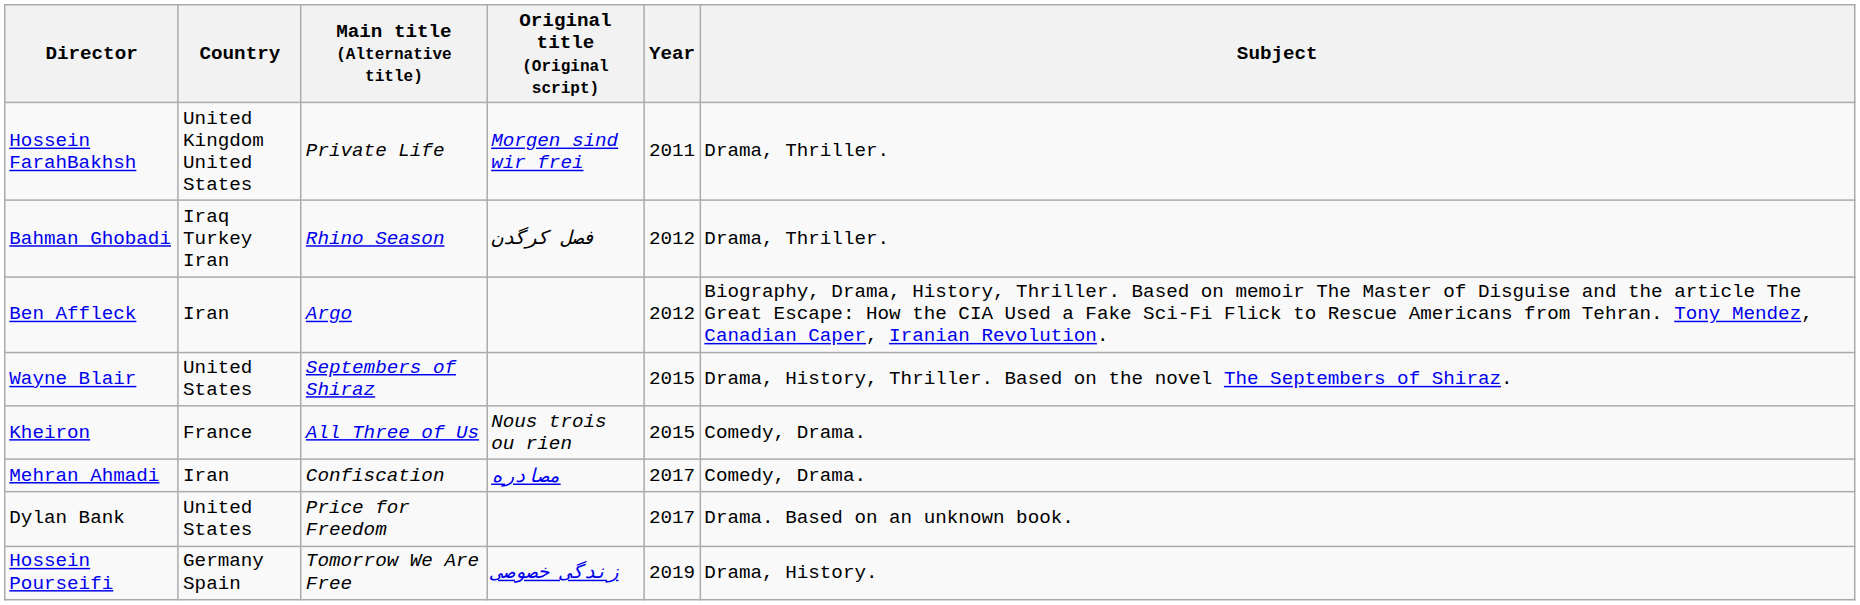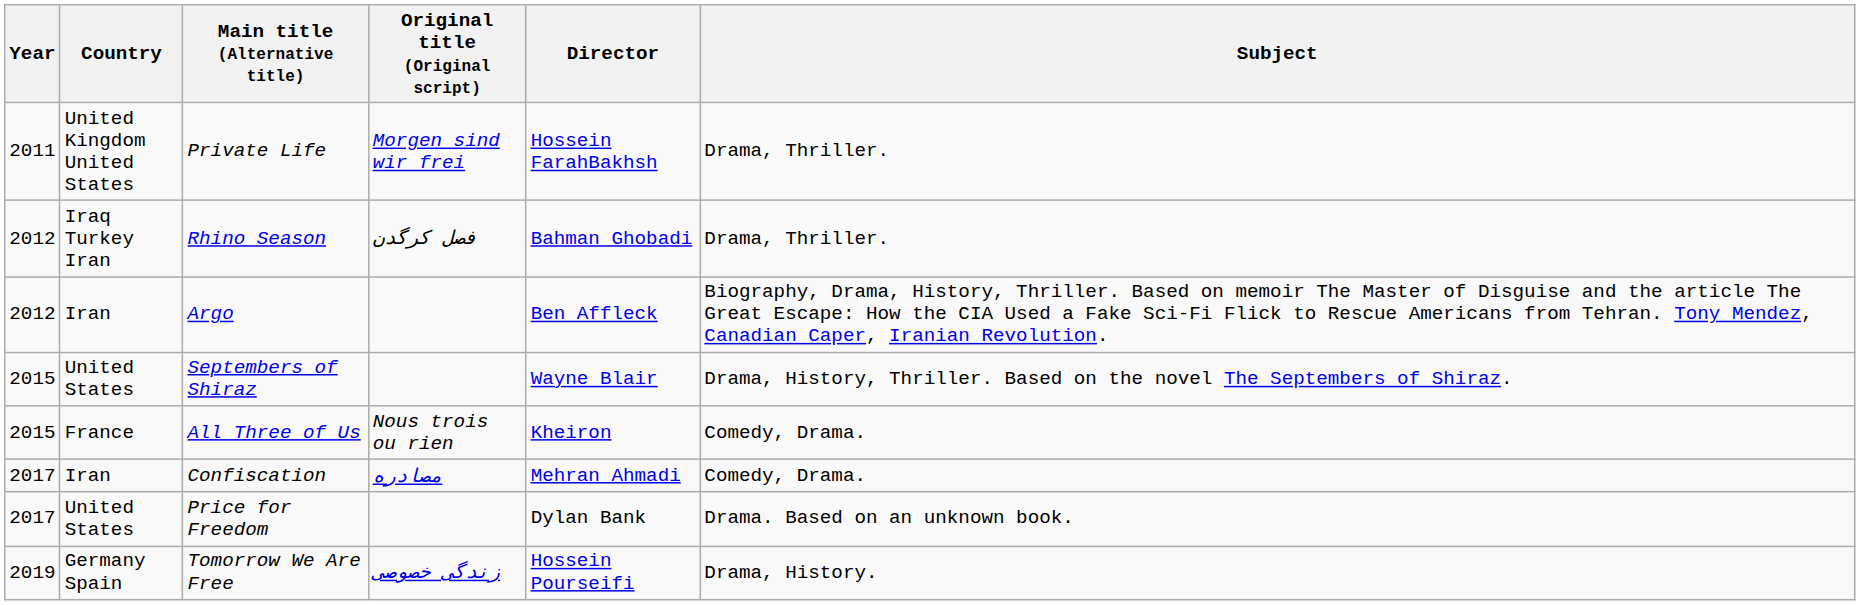columns swapped: (672, 54) <-> (92, 54)
